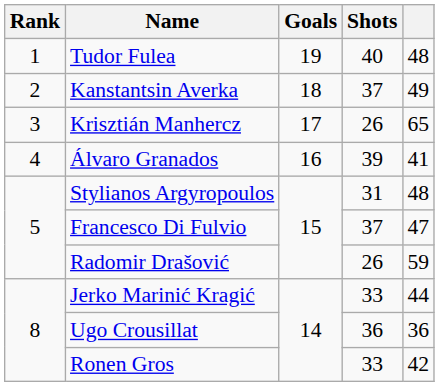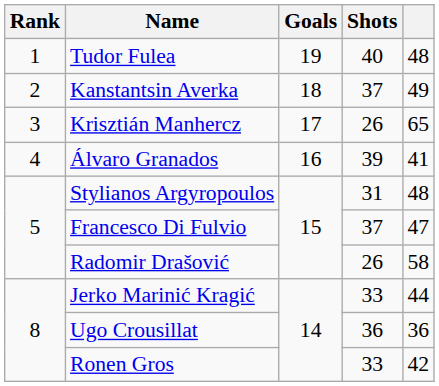(418, 261) 59 -> (418, 261) 58
